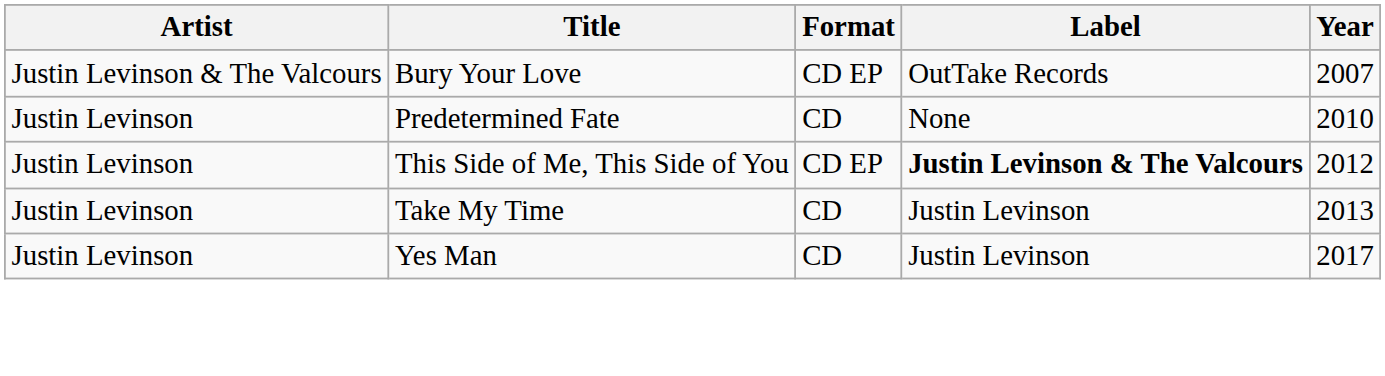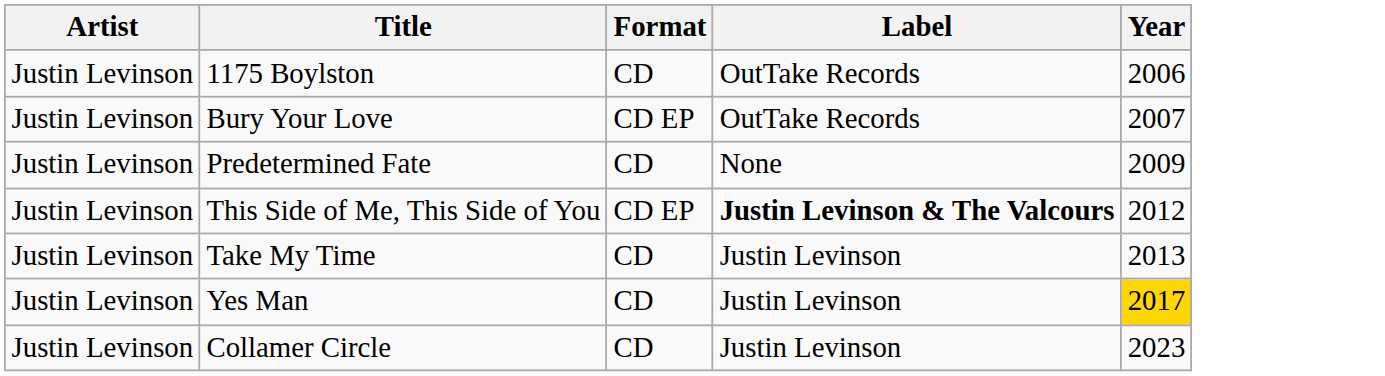+ row: (290, 73)
(197, 73) Justin Levinson & The Valcours -> (102, 118) Justin Levinson
(1345, 118) 2010 -> (1157, 164) 2009
(1345, 255) no background -> (1157, 301) gold background
+ row: (299, 347)
